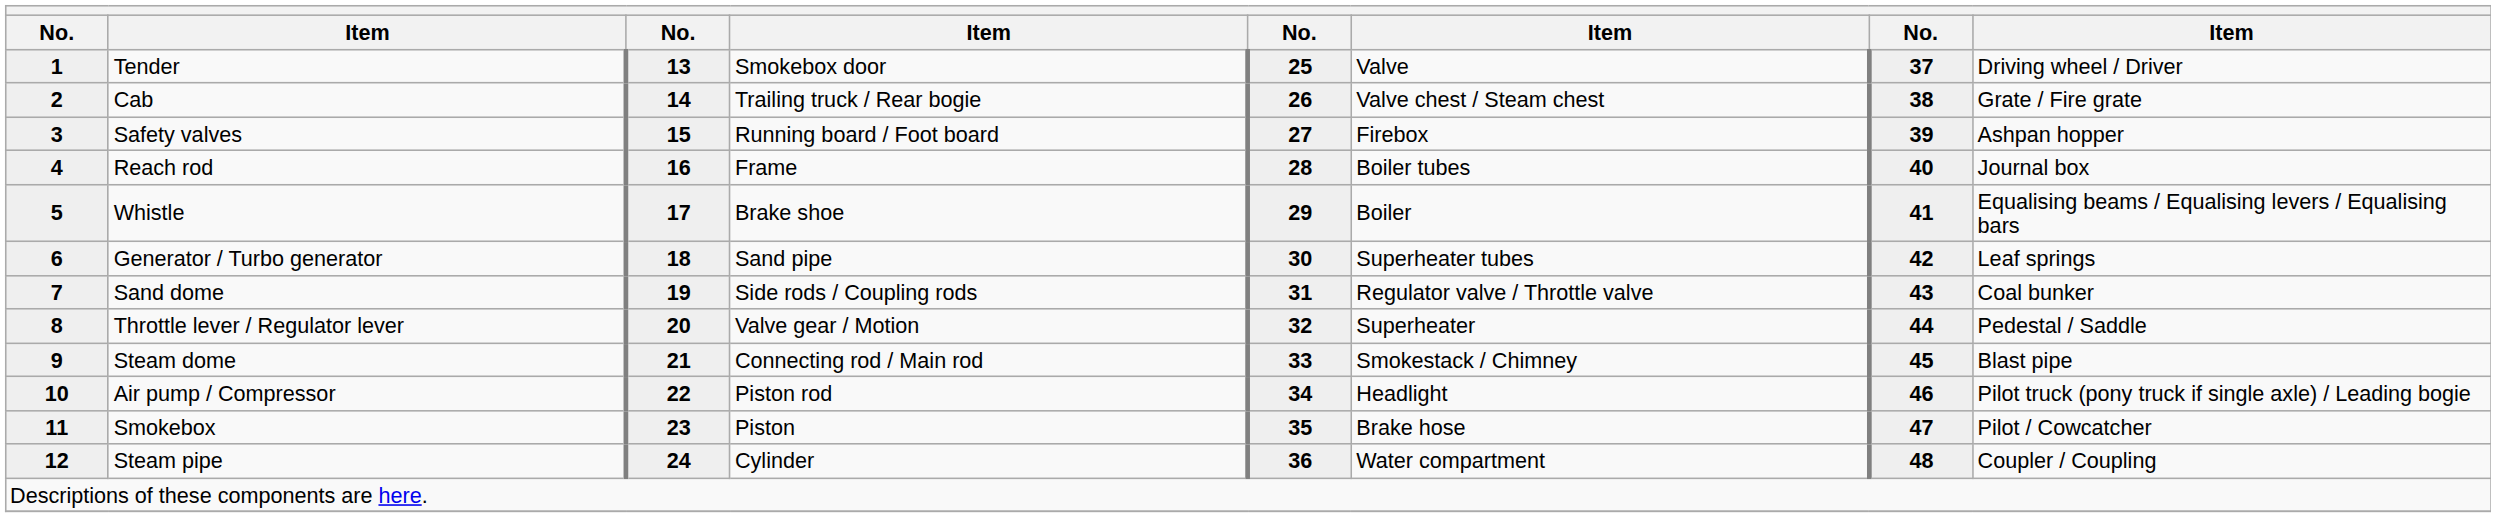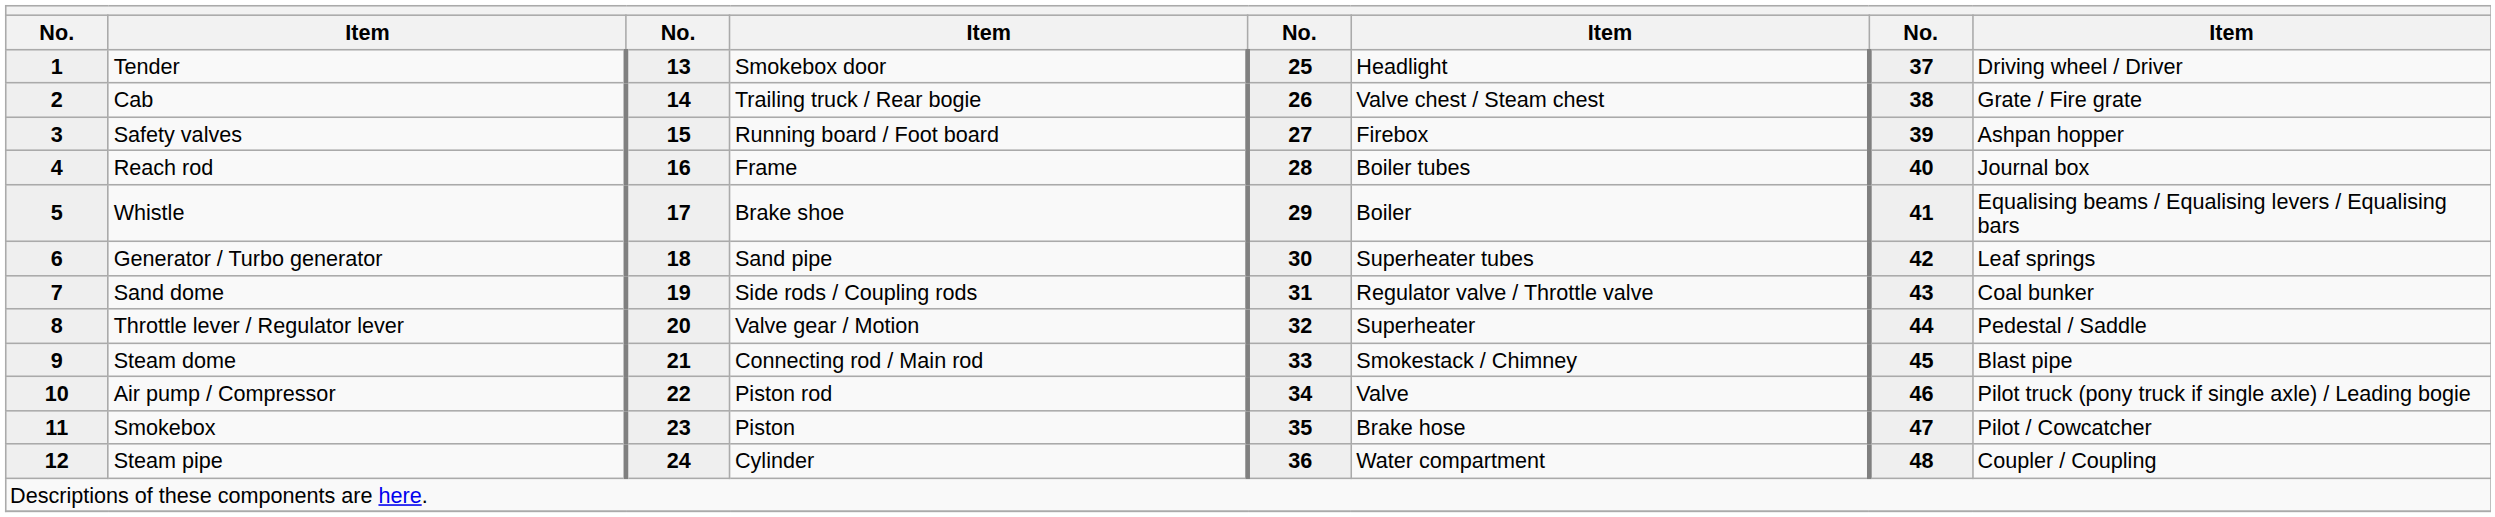(1382, 66) Valve -> (1402, 66) Headlight
(1402, 394) Headlight -> (1382, 394) Valve
